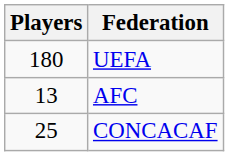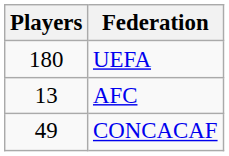(46, 131) 25 -> (46, 131) 49
